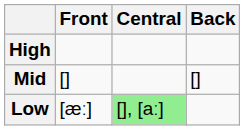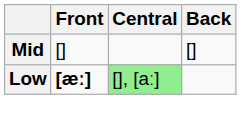- row: (30, 49)
(76, 109) normal -> (73, 79) bold
